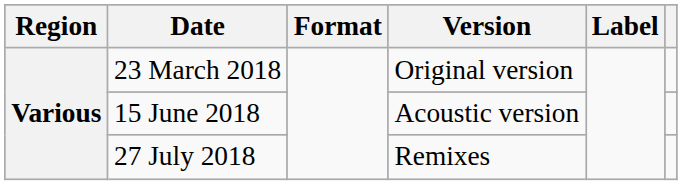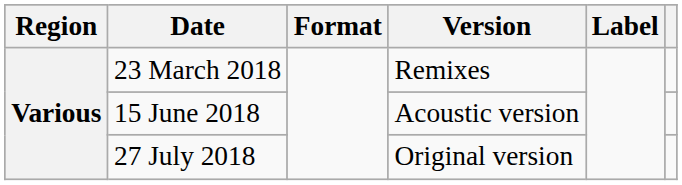(484, 69) Original version -> (442, 69) Remixes
(442, 156) Remixes -> (484, 156) Original version
